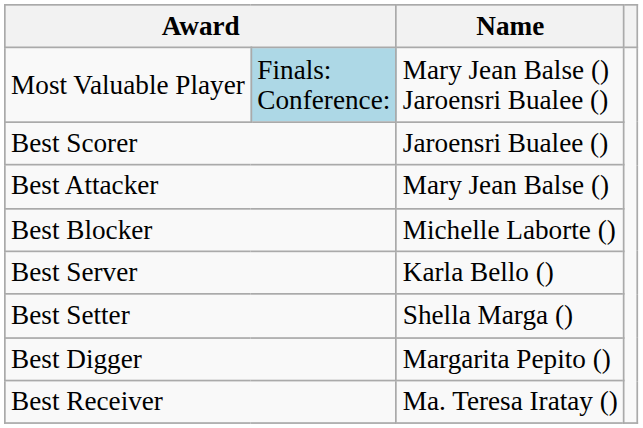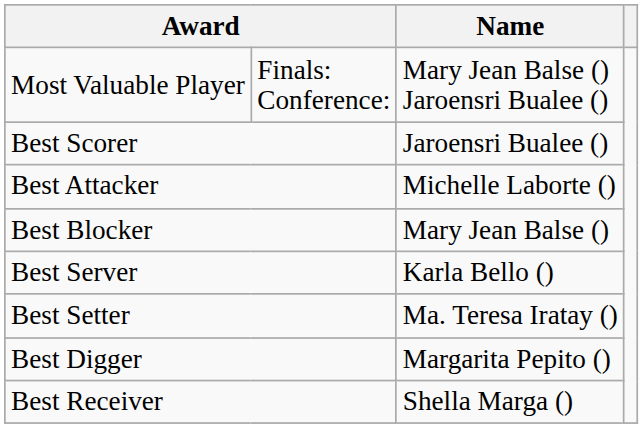(324, 84) lightblue background -> (324, 84) no background
(506, 186) Mary Jean Balse () -> (509, 186) Michelle Laborte ()
(509, 229) Michelle Laborte () -> (506, 229) Mary Jean Balse ()
(488, 315) Shella Marga () -> (510, 315) Ma. Teresa Iratay ()
(510, 401) Ma. Teresa Iratay () -> (488, 401) Shella Marga ()
